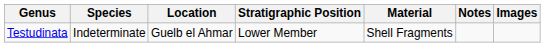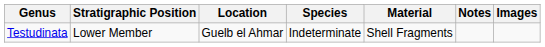columns swapped: (109, 13) <-> (300, 13)
